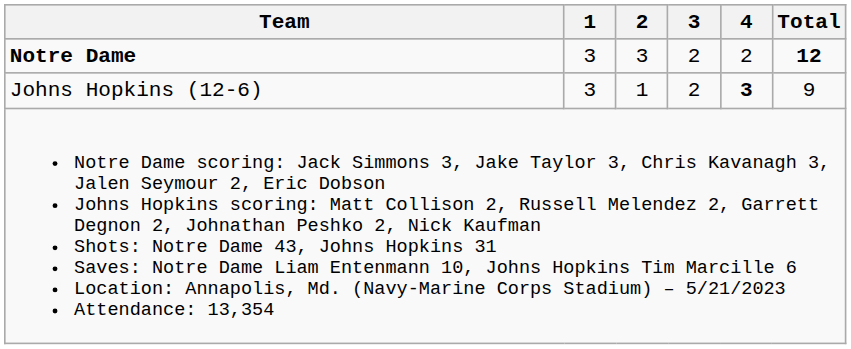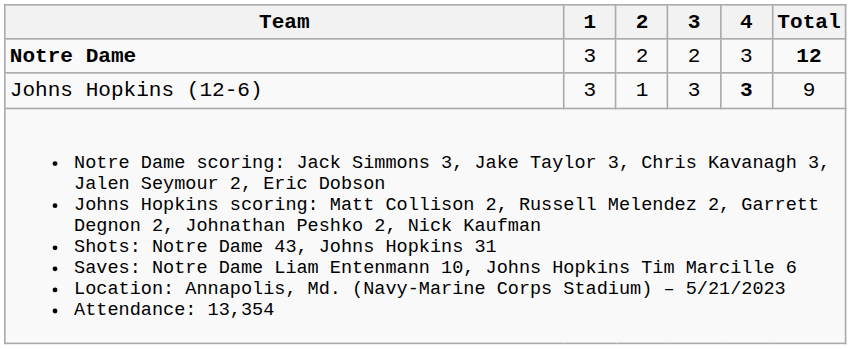(642, 56) 3 -> (642, 56) 2
(746, 56) 2 -> (746, 56) 3
(694, 91) 2 -> (694, 91) 3
